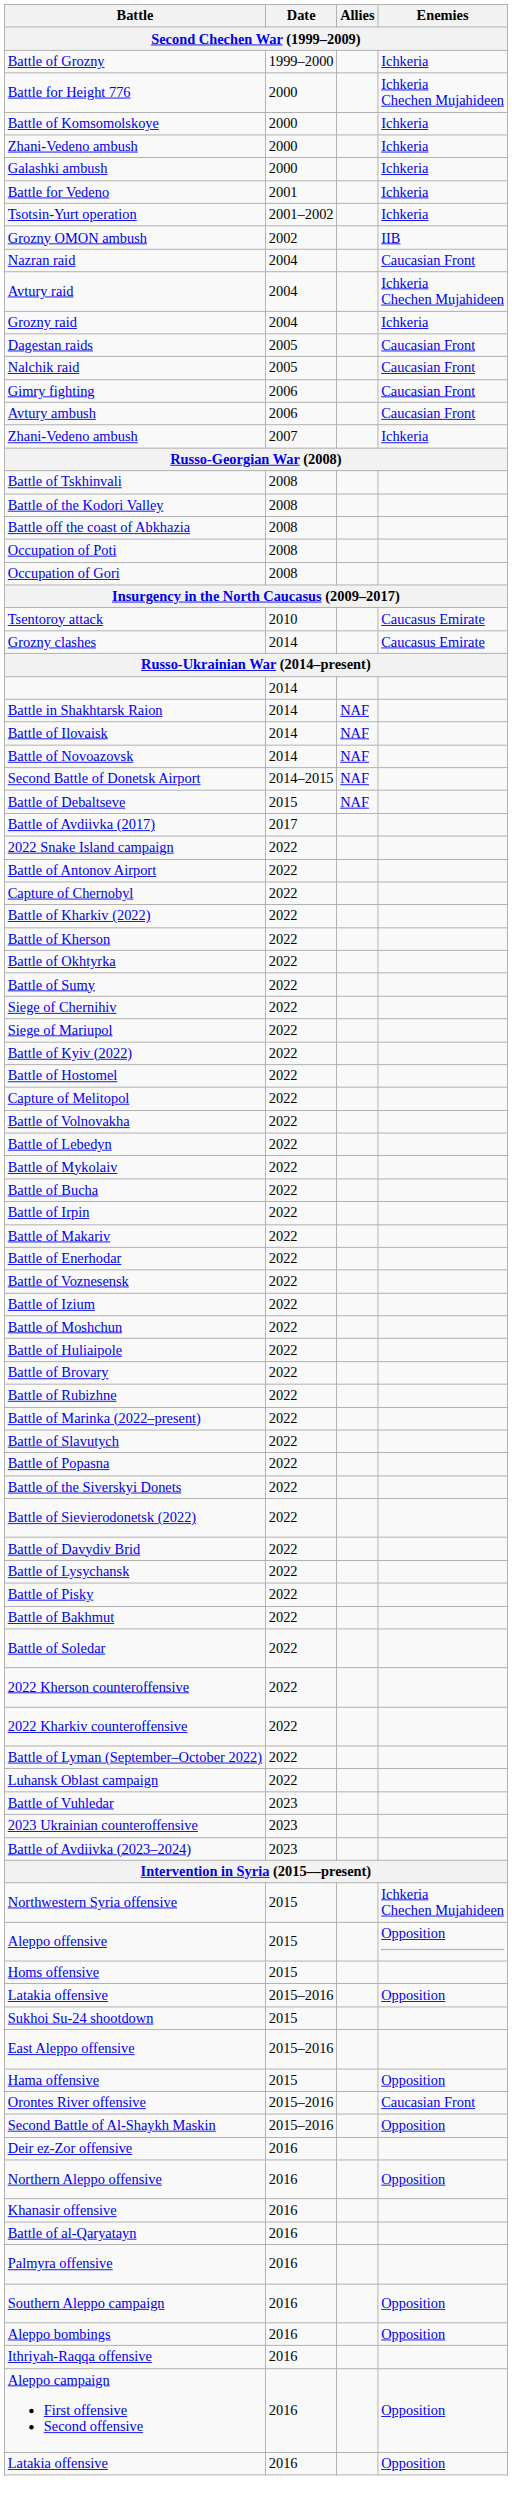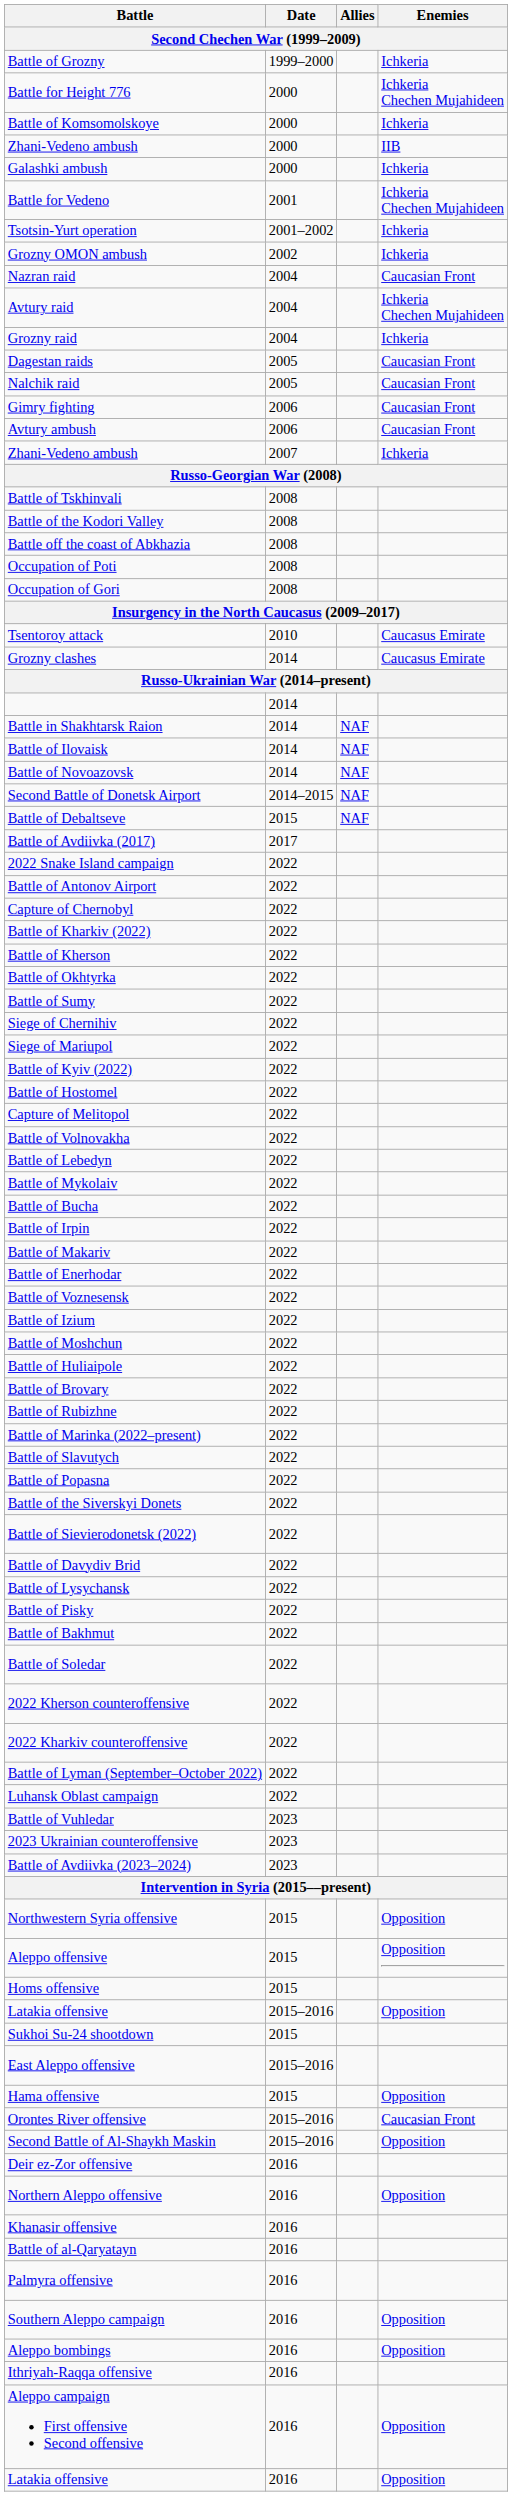(405, 146) Ichkeria -> (391, 146) IIB
(405, 191) Ichkeria -> (443, 200) Ichkeria Chechen Mujahideen
(391, 237) IIB -> (405, 253) Ichkeria
(443, 1902) Ichkeria Chechen Mujahideen -> (413, 1918) Opposition
